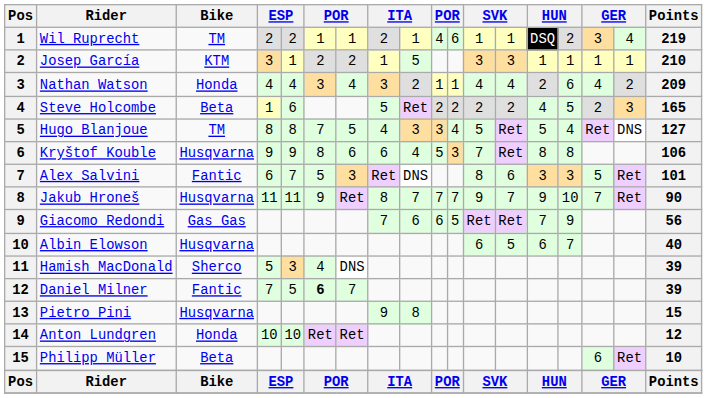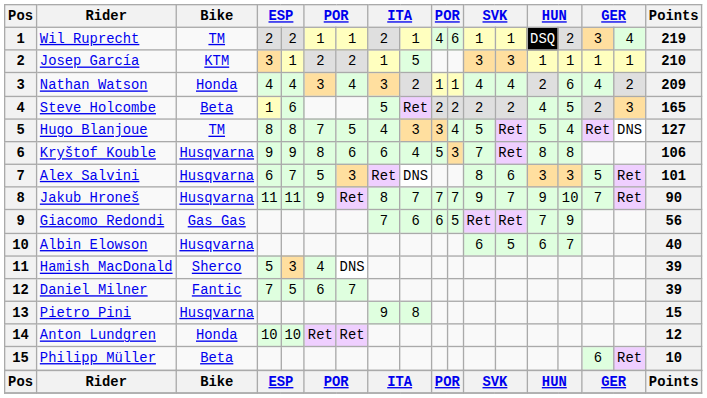(217, 176) Fantic -> (217, 176) Husqvarna
(320, 290) bold -> (320, 290) normal
